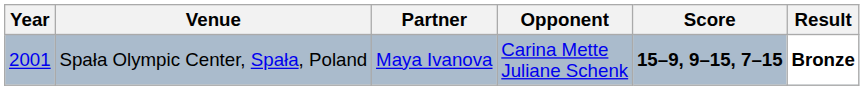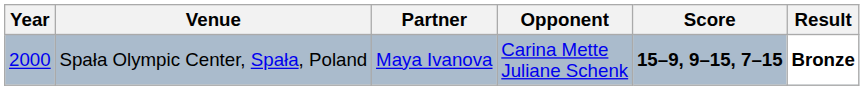(30, 60) 2001 -> (30, 60) 2000
